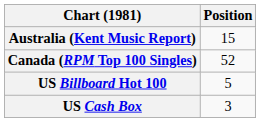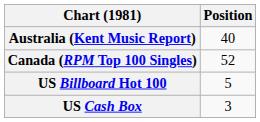(228, 38) 15 -> (228, 38) 40
